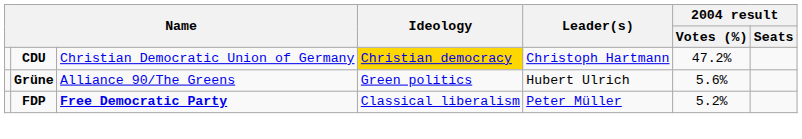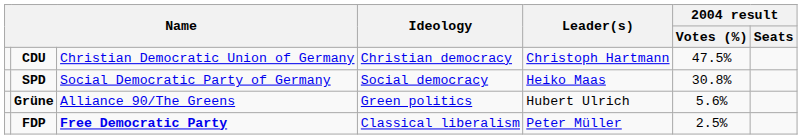(436, 59) gold background -> (436, 59) no background
(712, 59) 47.2% -> (712, 59) 47.5%
+ row: (34, 80)
(712, 102) 5.2% -> (712, 123) 2.5%
